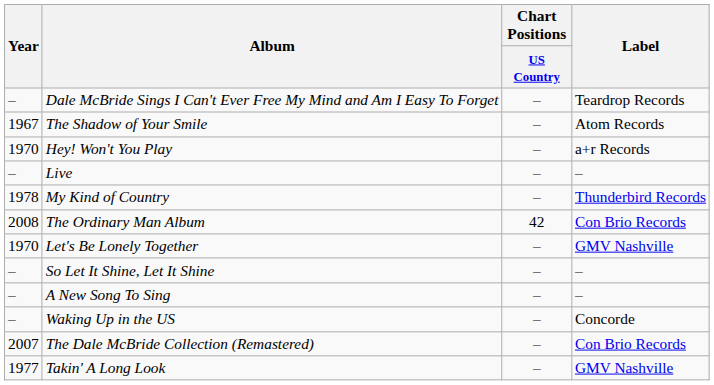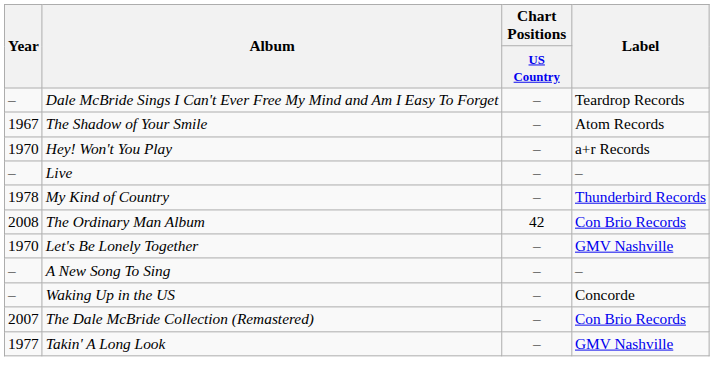- row: (130, 270)
